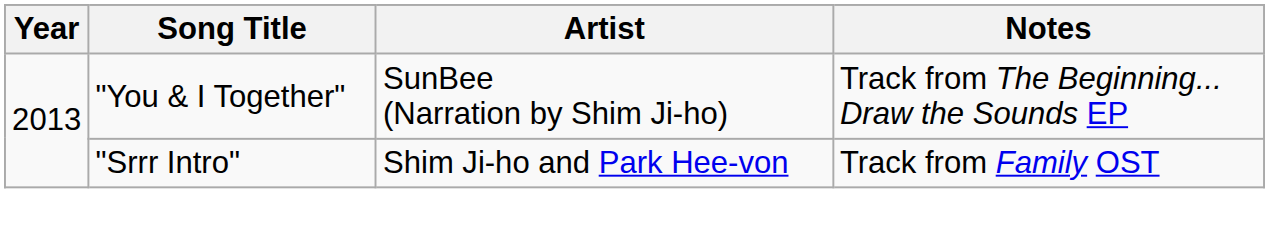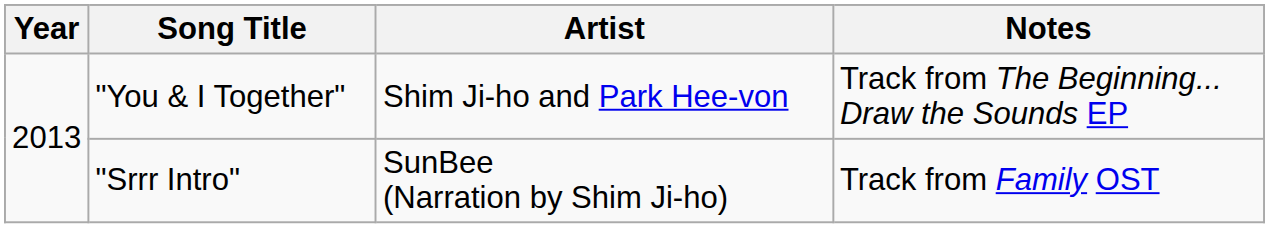(556, 95) SunBee (Narration by Shim Ji-ho) -> (586, 95) Shim Ji-ho and Park Hee-von
(586, 162) Shim Ji-ho and Park Hee-von -> (556, 179) SunBee (Narration by Shim Ji-ho)
